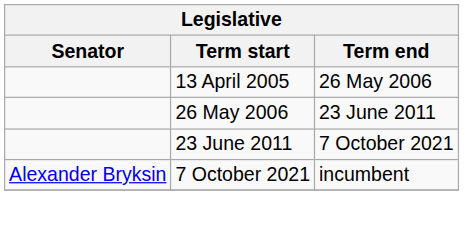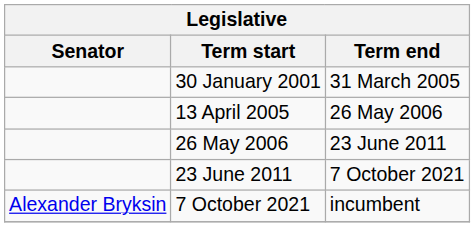+ row: (248, 81)
